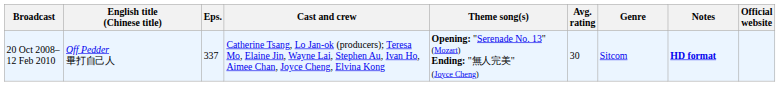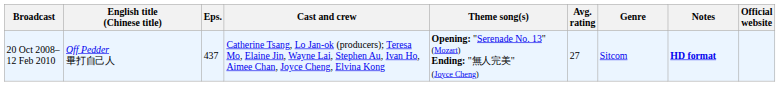(211, 56) 337 -> (211, 56) 437
(575, 56) 30 -> (575, 56) 27
